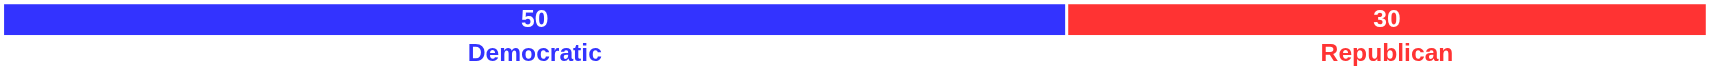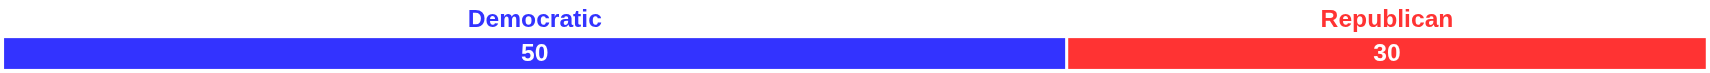rows swapped: (535, 19) <-> (535, 53)
